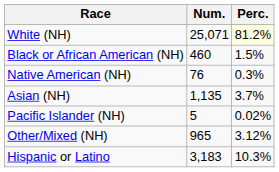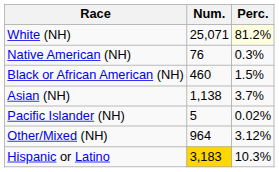rows swapped: (96, 55) <-> (69, 75)
(206, 95) 1,135 -> (206, 95) 1,138
(200, 136) 965 -> (200, 136) 964
(206, 156) no background -> (206, 156) gold background
